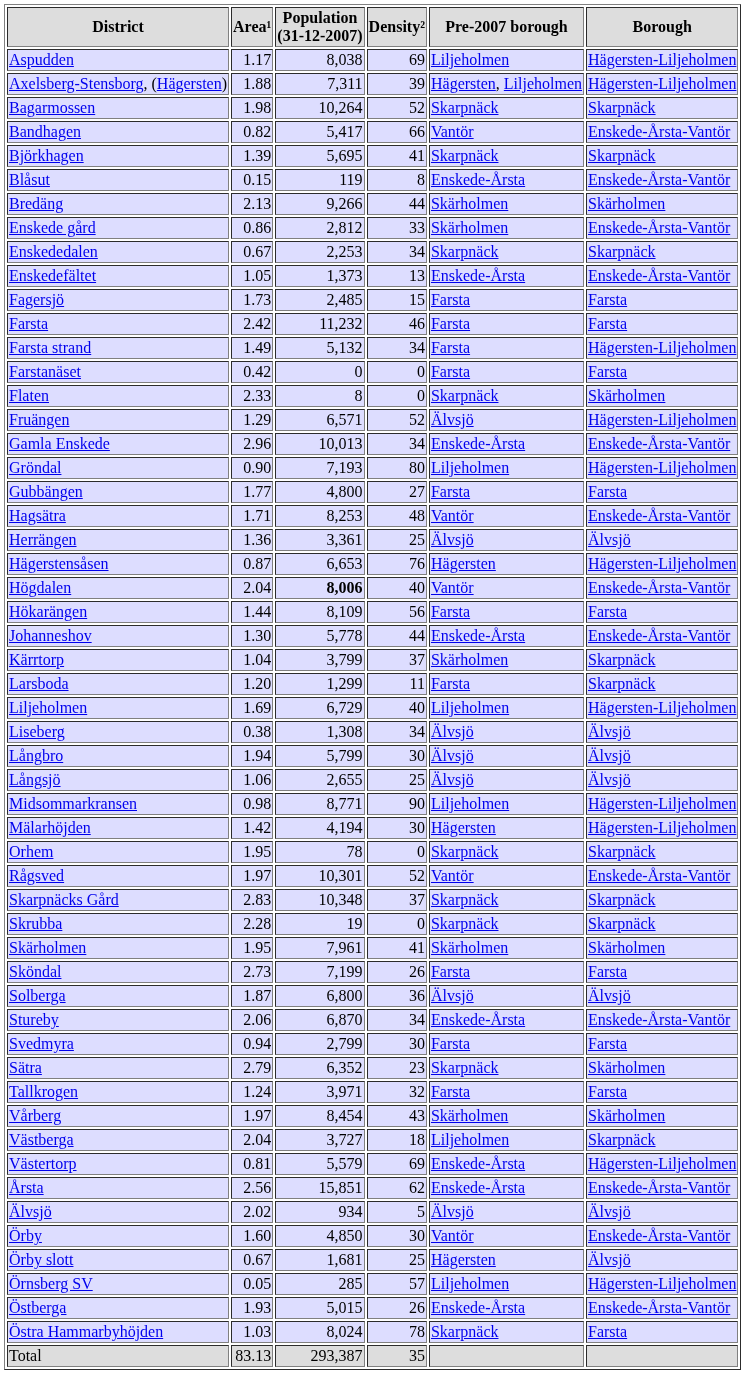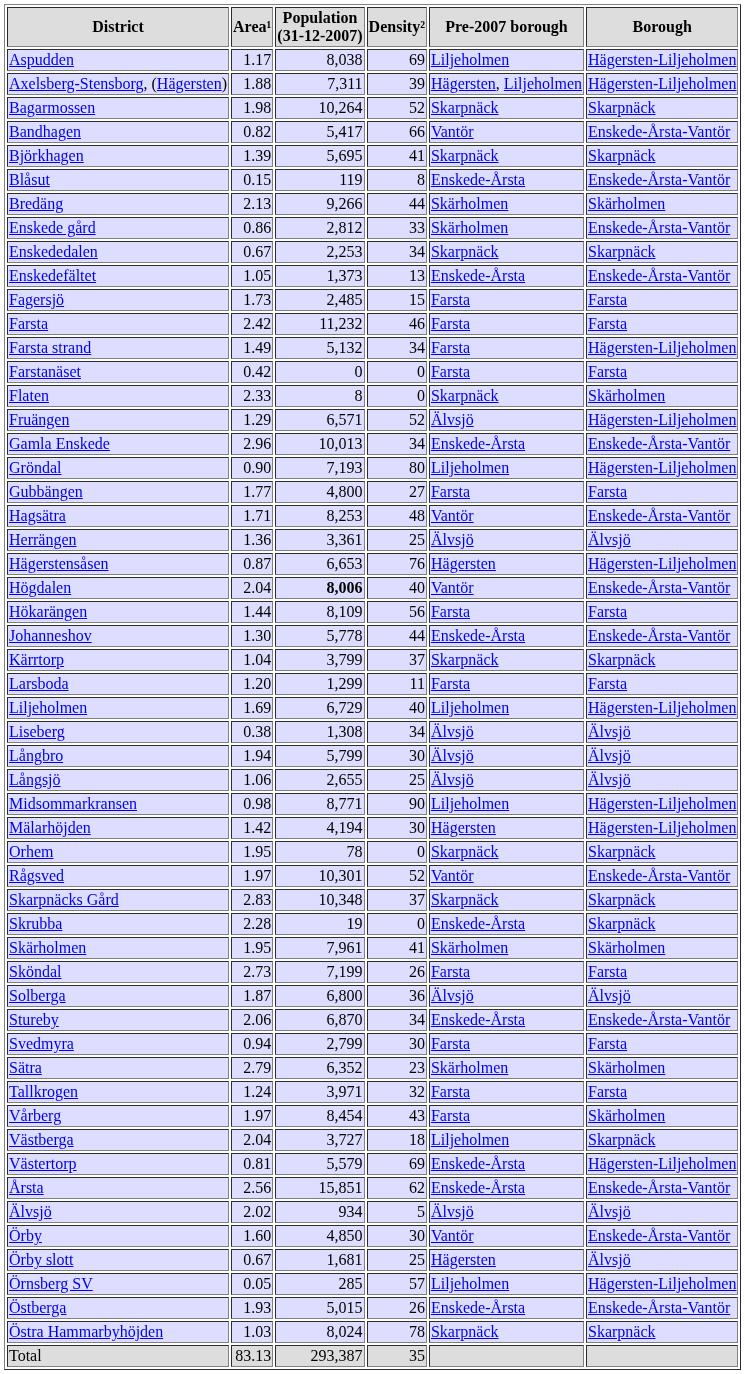(470, 660) Skärholmen -> (465, 660) Skarpnäck
(622, 684) Skarpnäck -> (608, 684) Farsta
(465, 924) Skarpnäck -> (478, 924) Enskede-Årsta
(465, 1068) Skarpnäck -> (470, 1068) Skärholmen
(470, 1116) Skärholmen -> (451, 1116) Farsta
(608, 1332) Farsta -> (622, 1332) Skarpnäck
